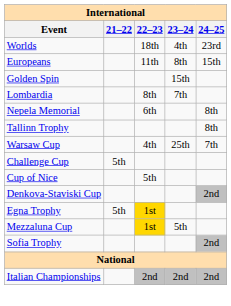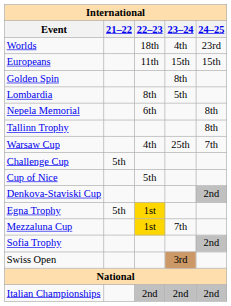(181, 62) 8th -> (181, 62) 15th
(181, 78) 15th -> (181, 78) 8th
(181, 95) 7th -> (181, 95) 5th
(181, 227) 5th -> (181, 227) 7th
+ row: (31, 260)
